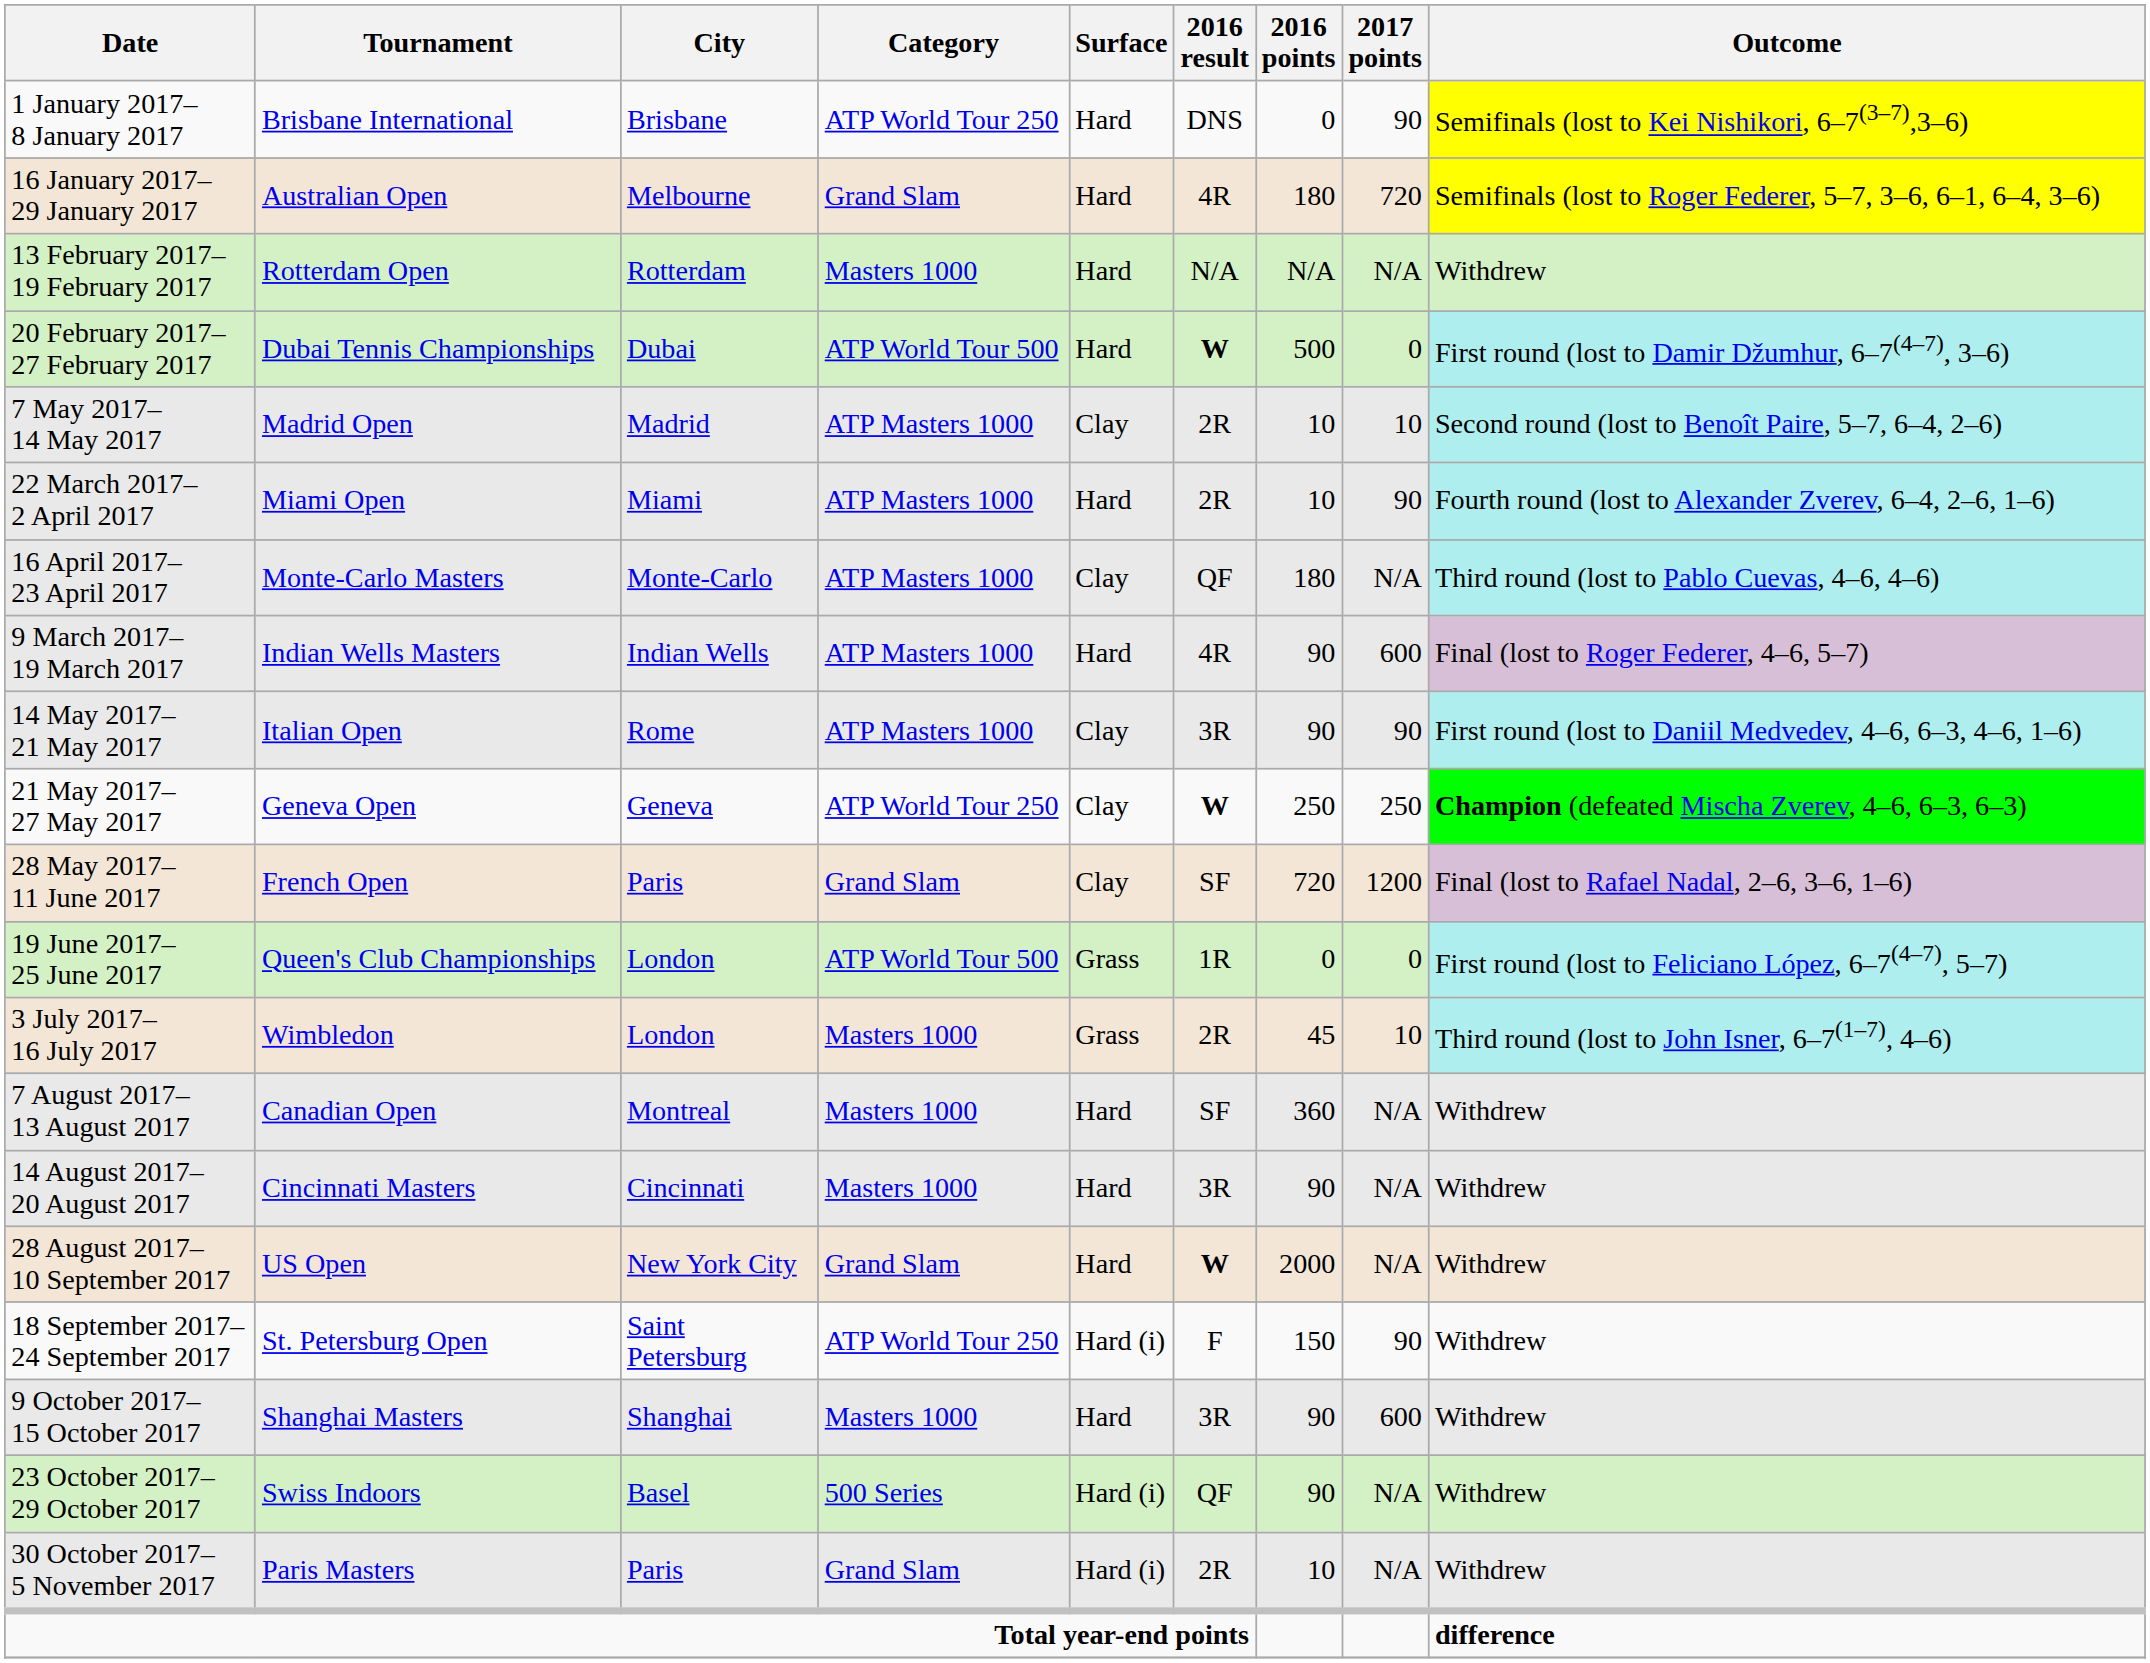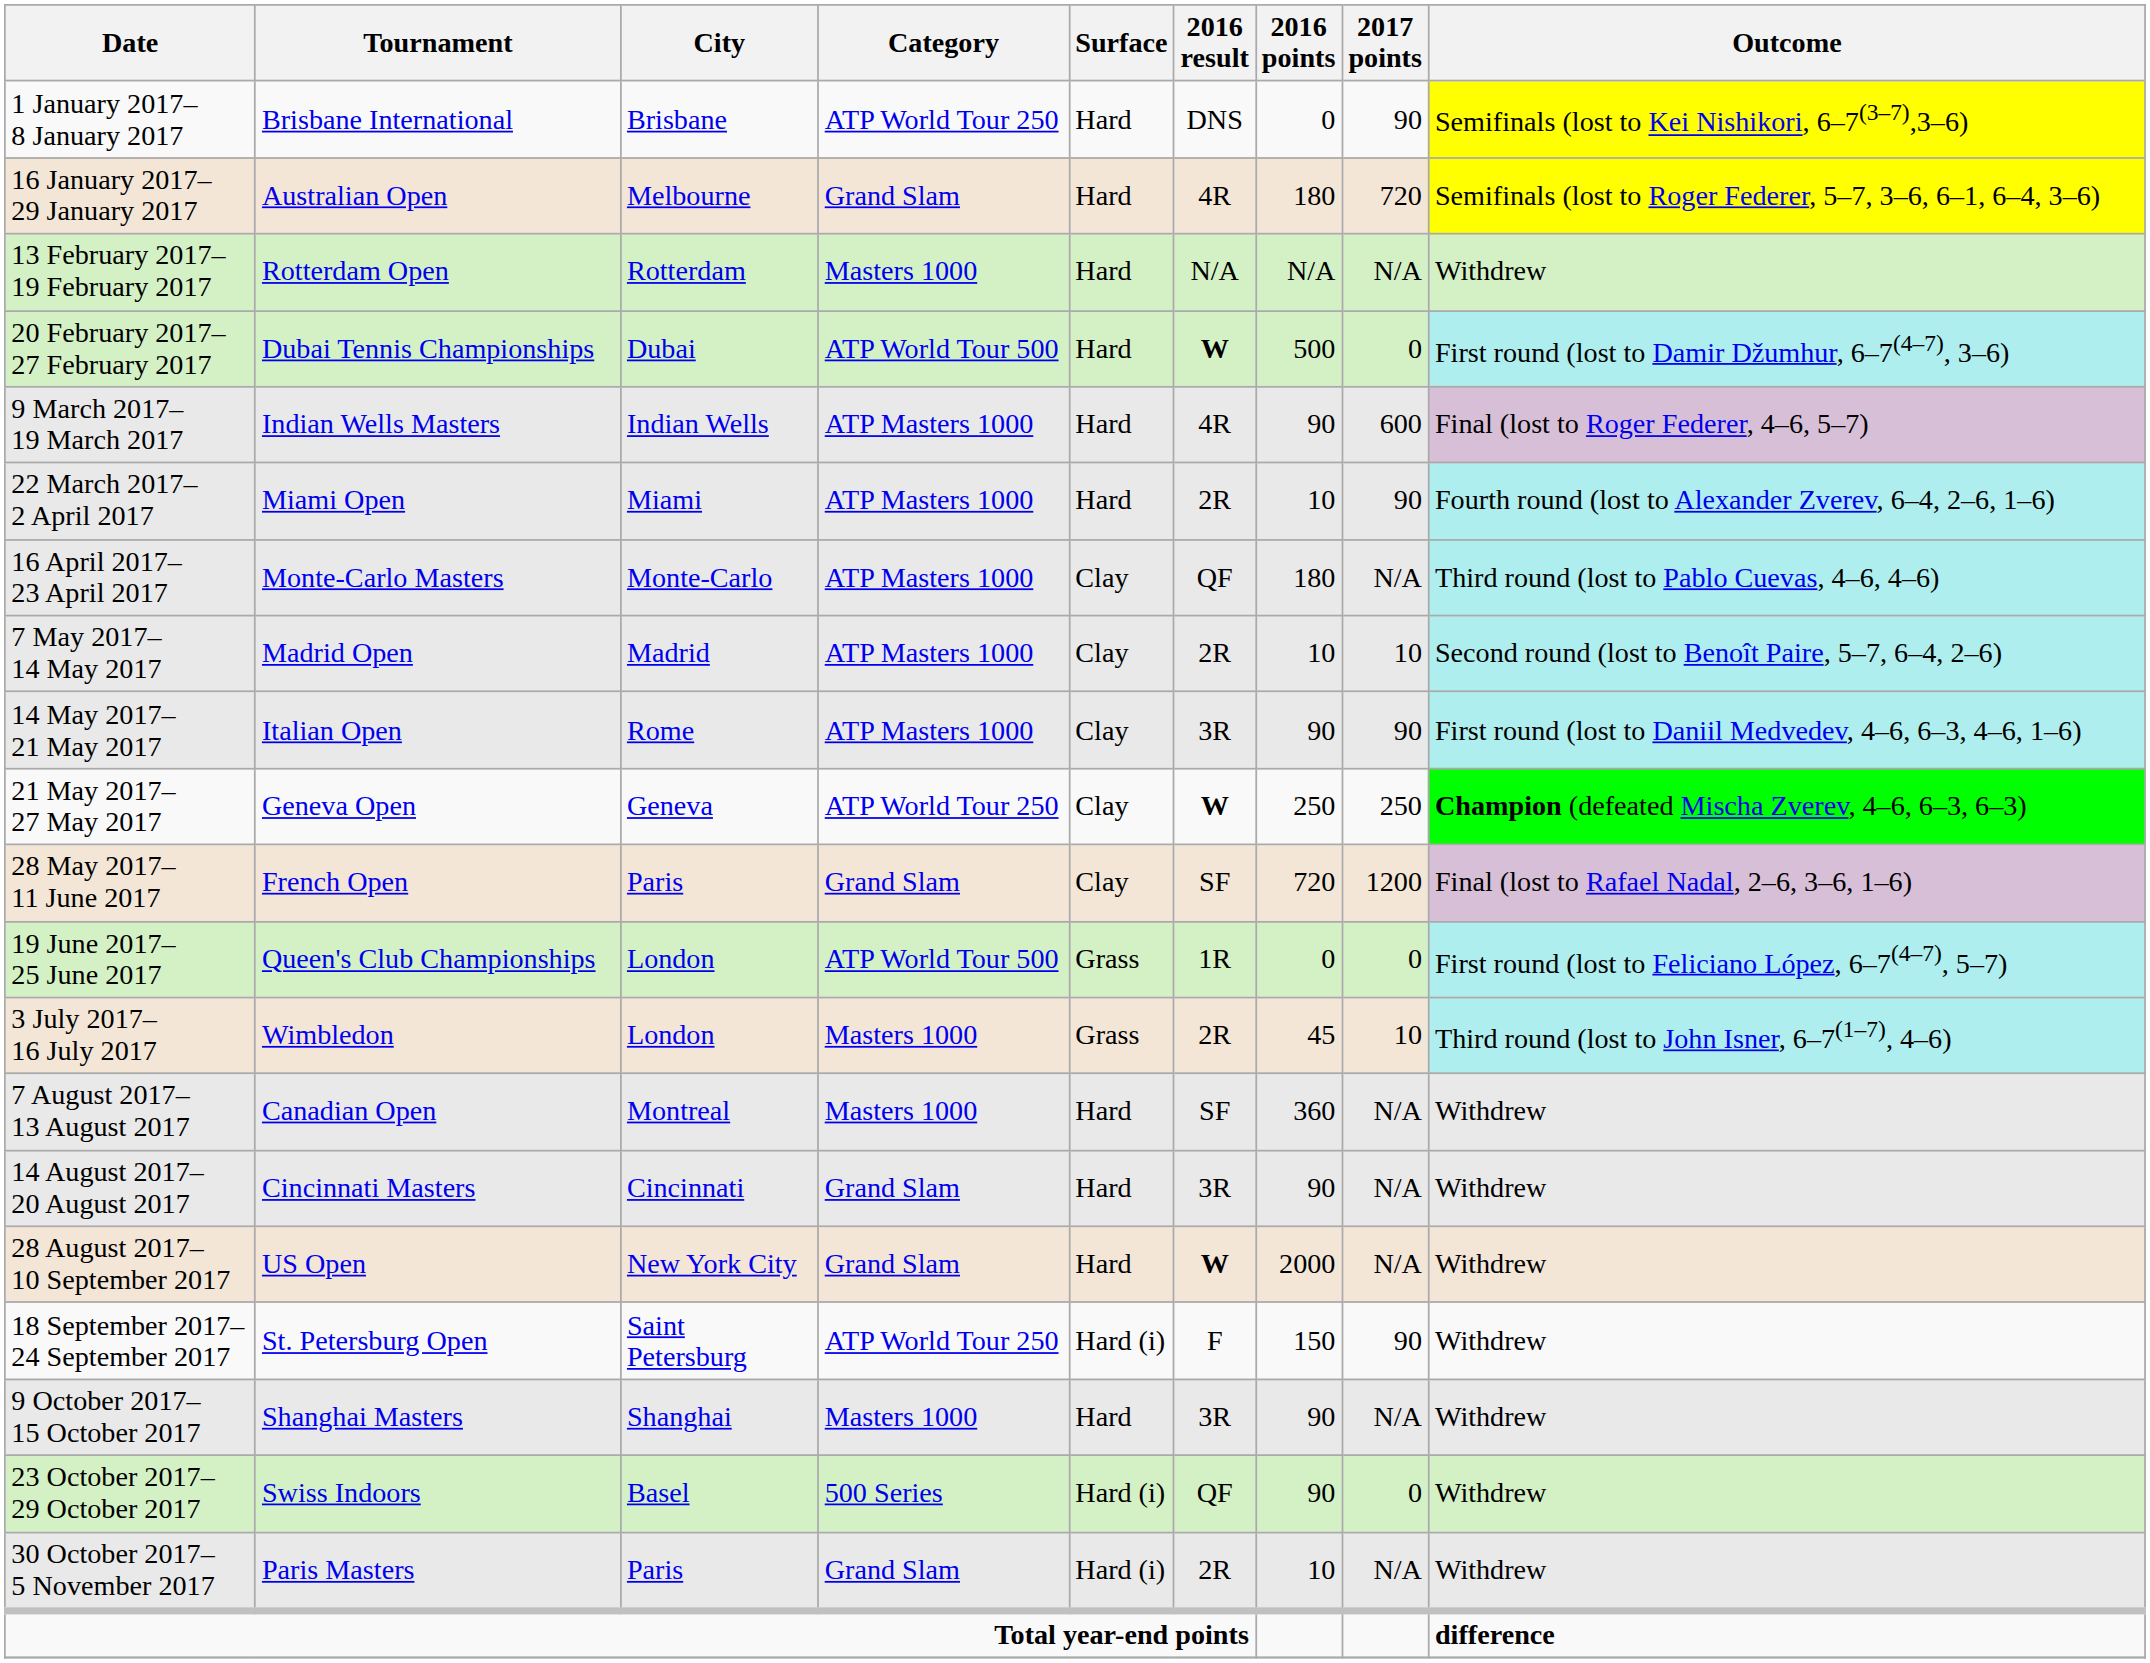rows swapped: (97, 653) <-> (86, 424)
(901, 1187) Masters 1000 -> (892, 1187) Grand Slam
(1401, 1416) 600 -> (1398, 1416) N/A
(1398, 1493) N/A -> (1415, 1493) 0
